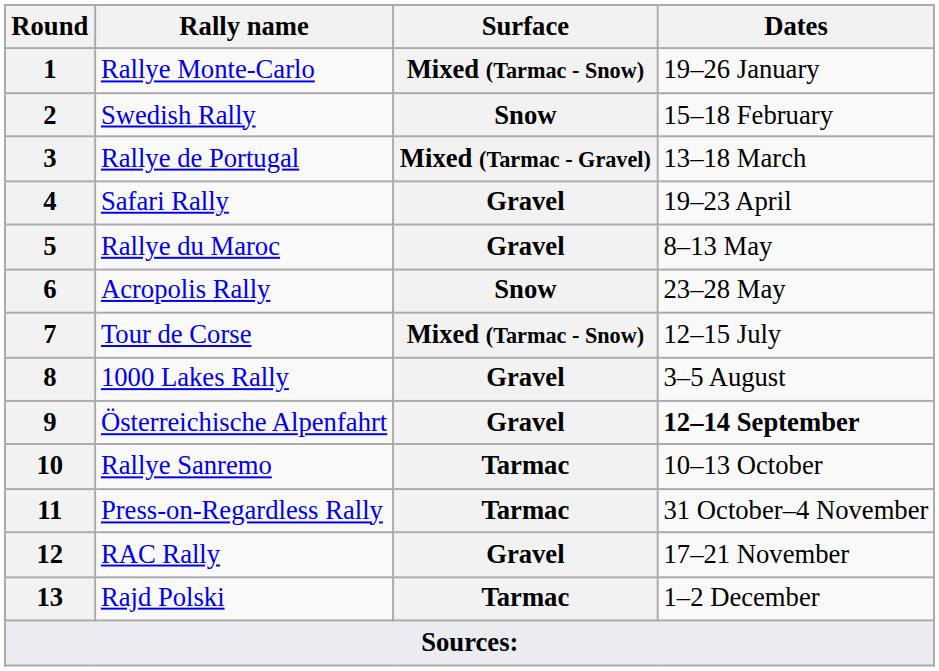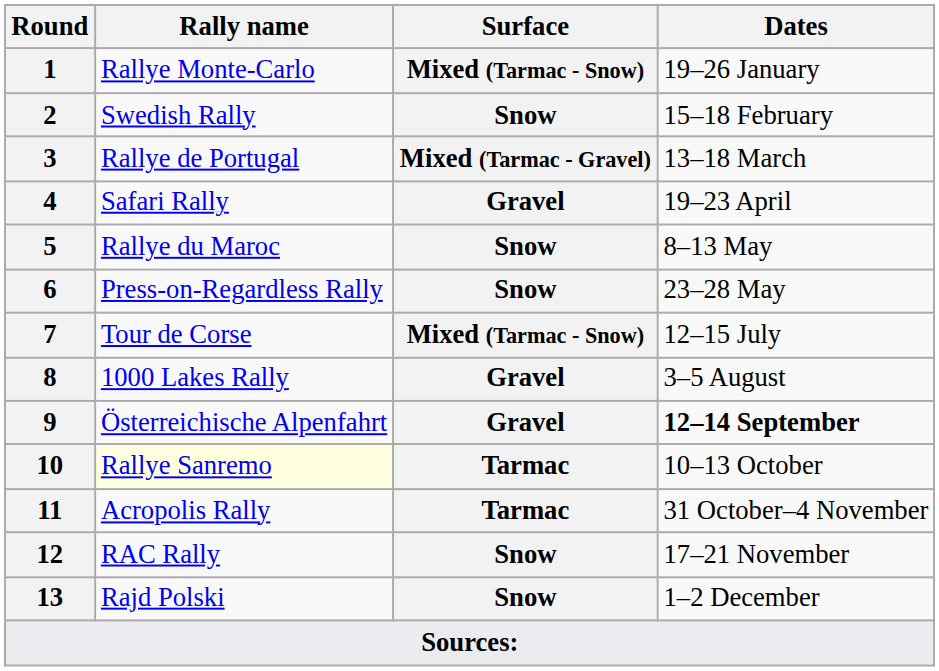(525, 245) Gravel -> (525, 245) Snow
(186, 289) Acropolis Rally -> (242, 289) Press-on-Regardless Rally
(186, 465) no background -> (186, 465) lightyellow background
(242, 509) Press-on-Regardless Rally -> (186, 509) Acropolis Rally
(525, 553) Gravel -> (525, 553) Snow
(525, 597) Tarmac -> (525, 597) Snow
